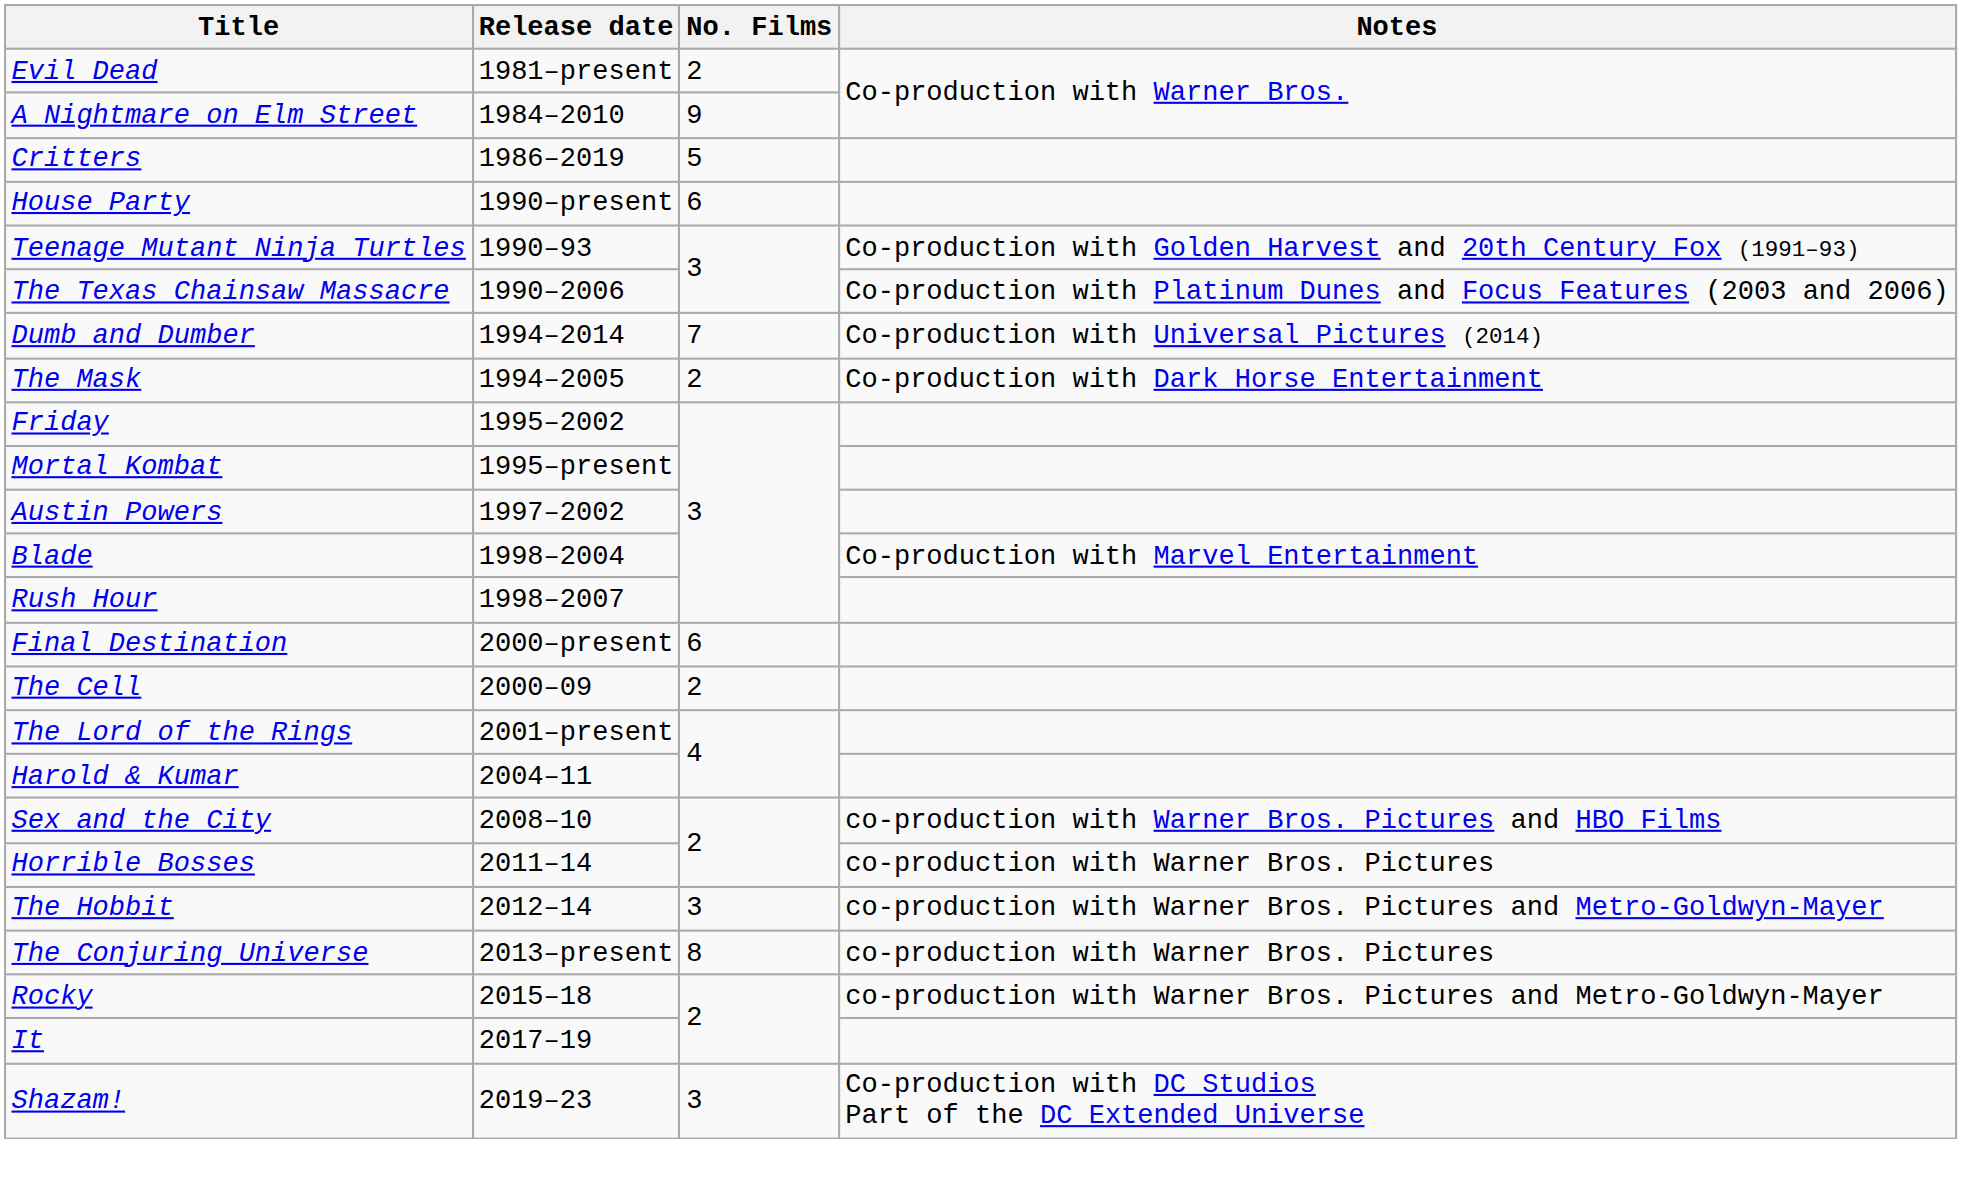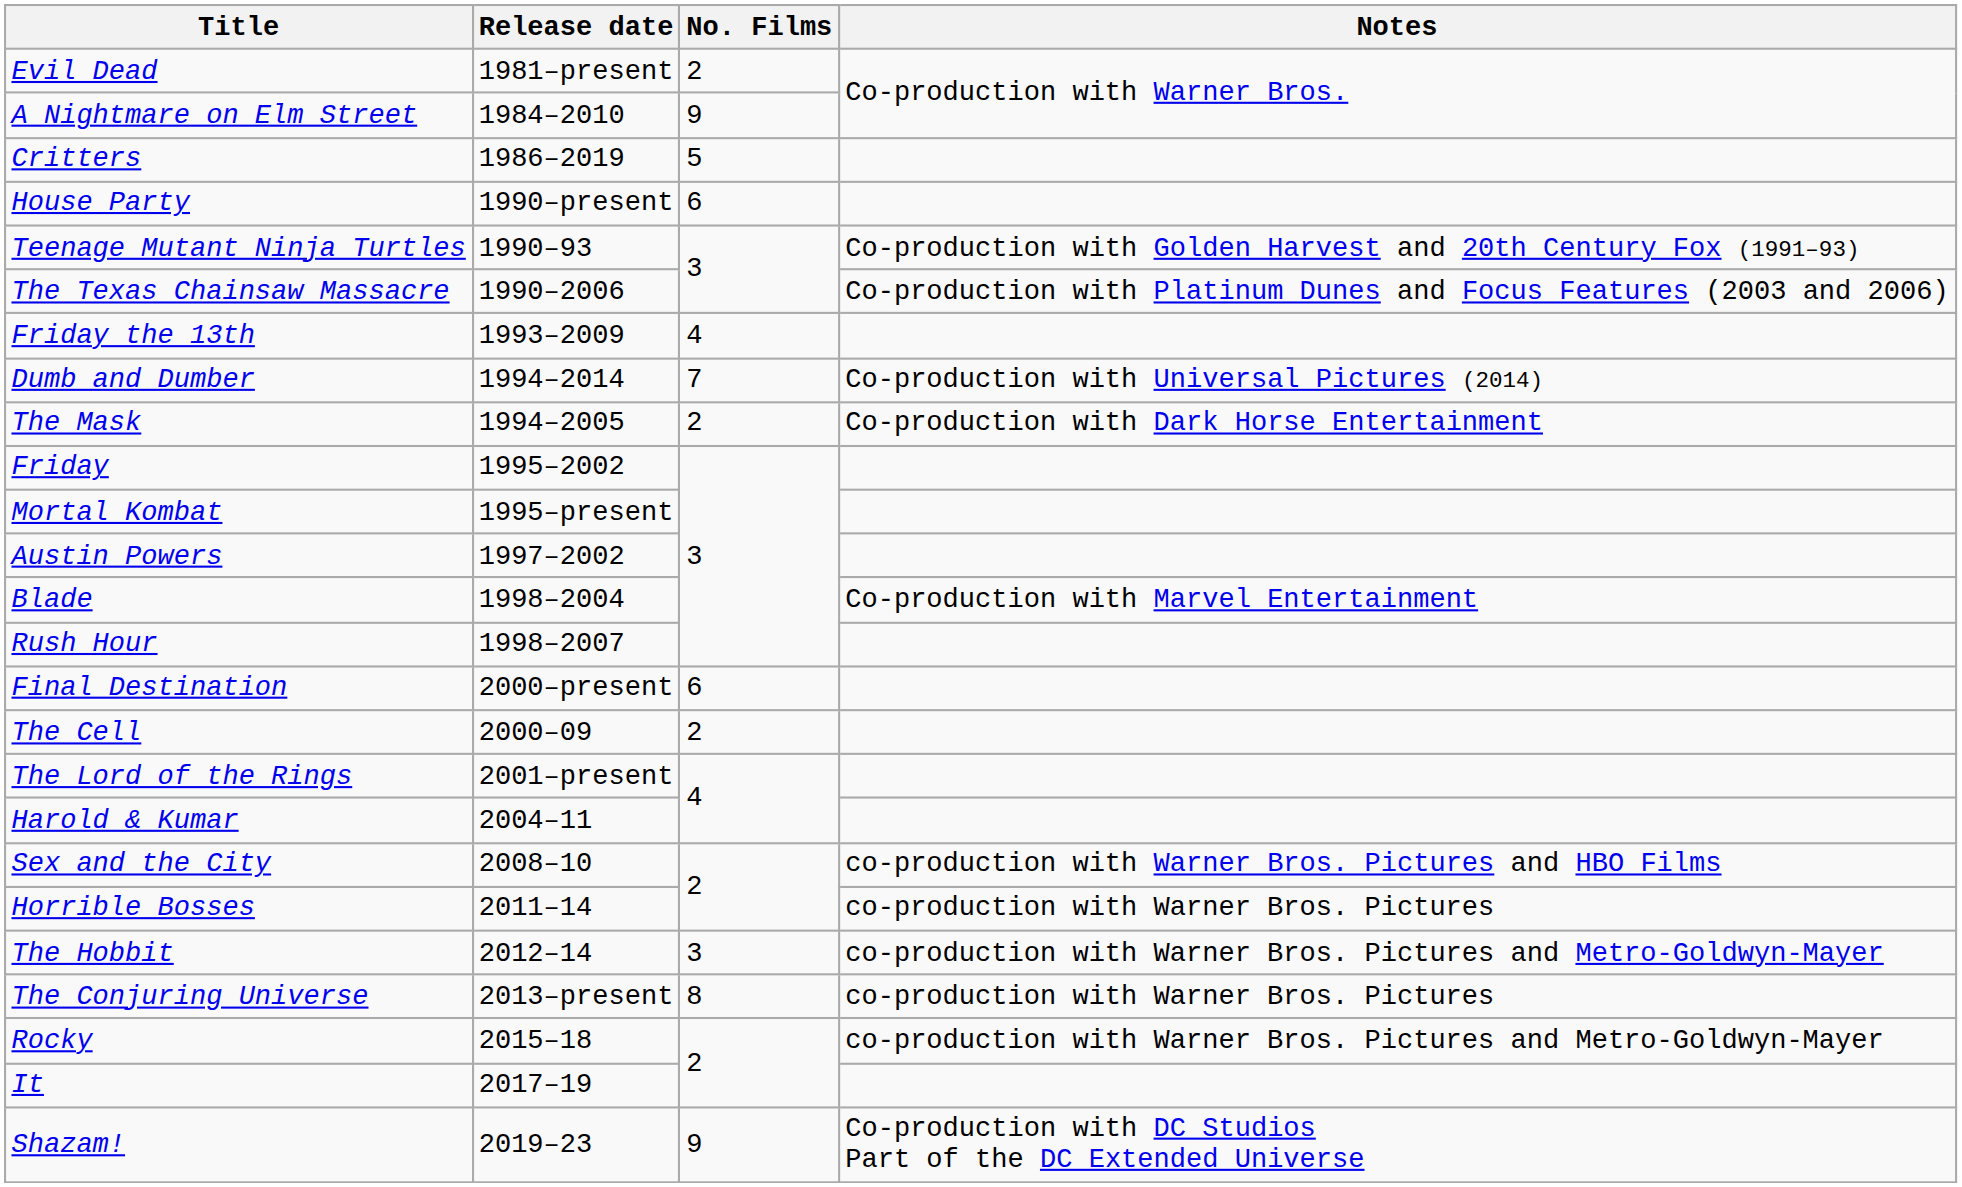+ row: (133, 336)
(694, 1100) 3 -> (694, 1144) 9
